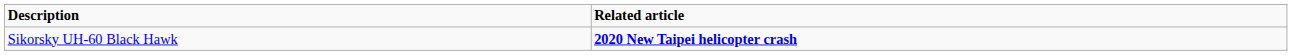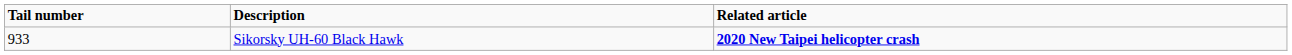+ column: (46, 15)
